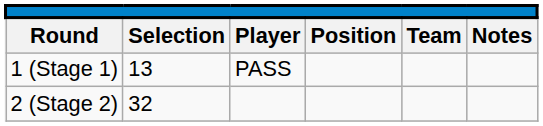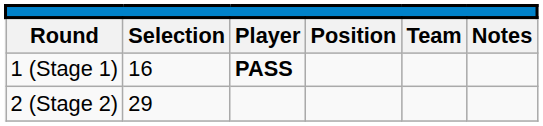(140, 70) 13 -> (140, 70) 16
(263, 70) normal -> (264, 70) bold
(140, 104) 32 -> (140, 104) 29
